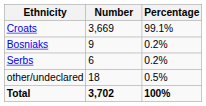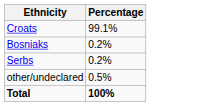- column: (114, 12)
